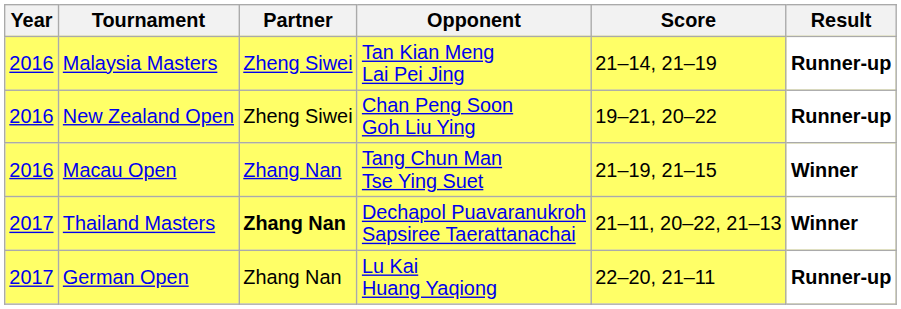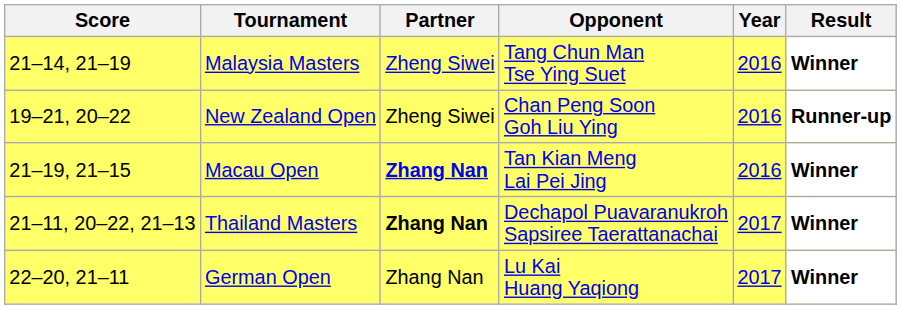columns swapped: (31, 21) <-> (688, 21)
(428, 63) Tan Kian Meng Lai Pei Jing -> (574, 63) Tang Chun Man Tse Ying Suet
(841, 63) Runner-up -> (824, 63) Winner
(292, 170) normal -> (437, 170) bold
(432, 170) Tang Chun Man Tse Ying Suet -> (570, 170) Tan Kian Meng Lai Pei Jing
(841, 277) Runner-up -> (824, 277) Winner
